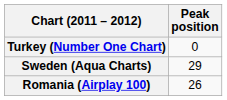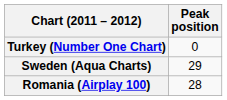(195, 85) 26 -> (195, 85) 28
